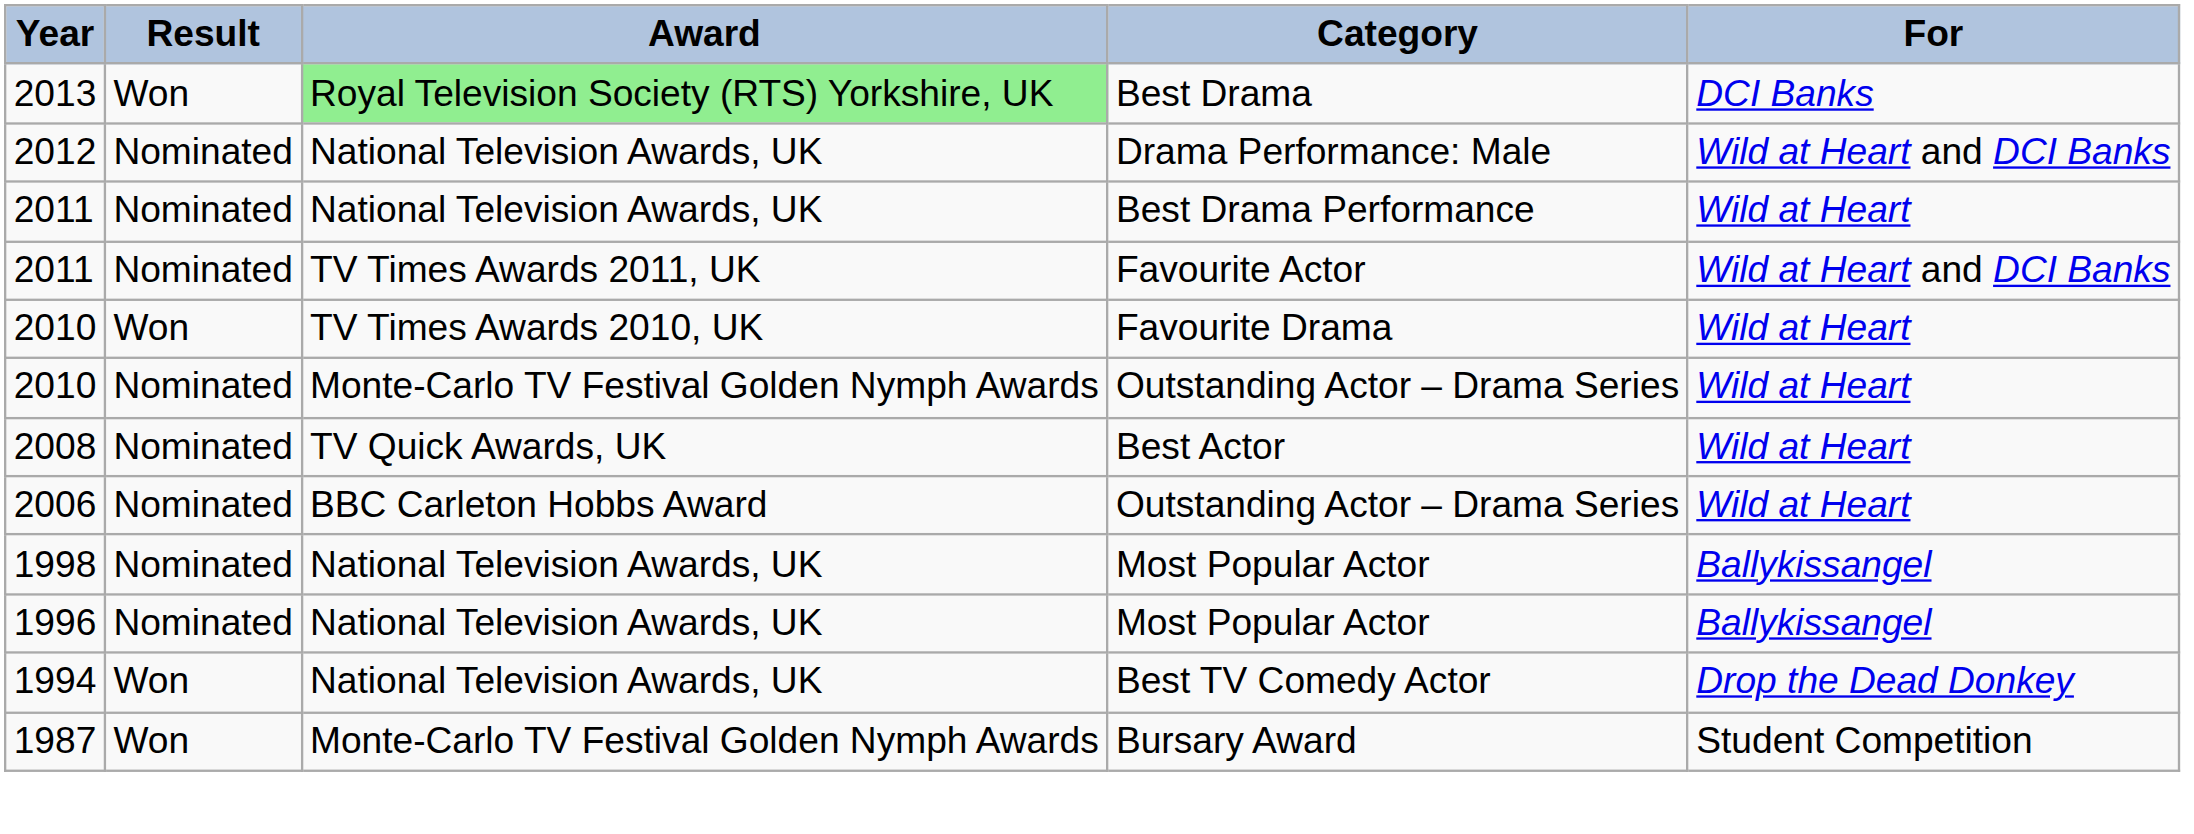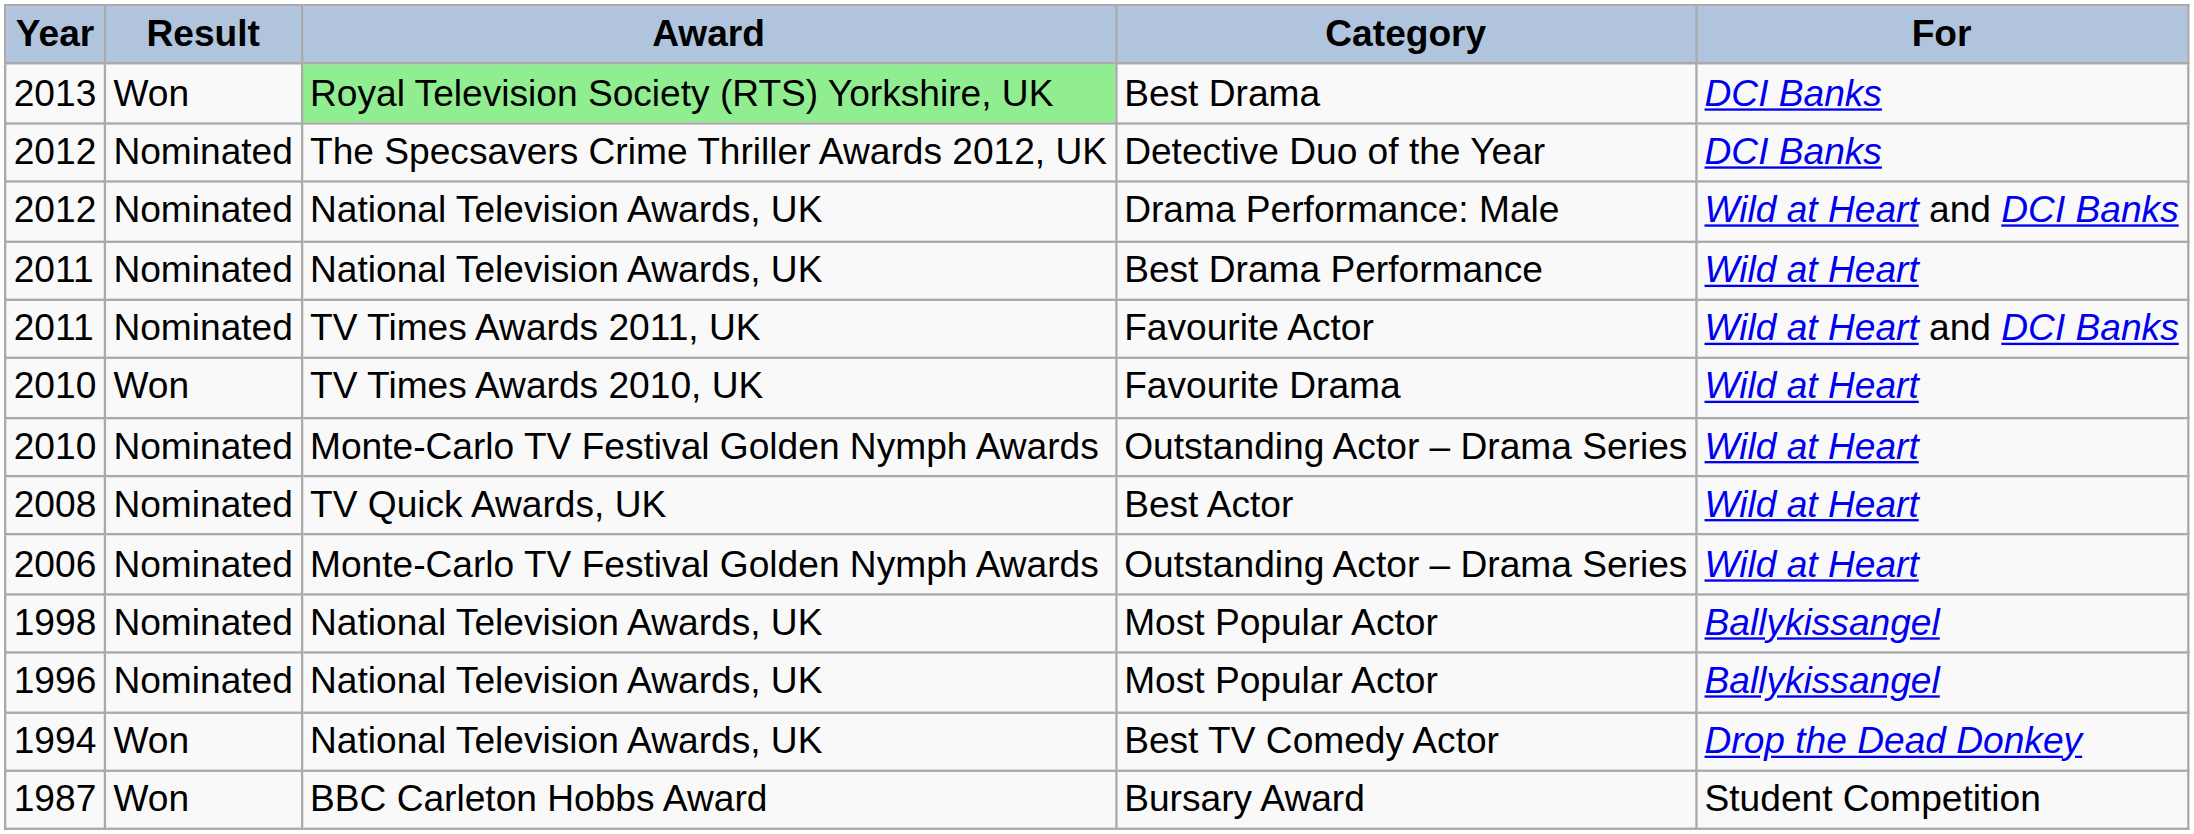+ row: (55, 151)
(539, 504) BBC Carleton Hobbs Award -> (704, 563) Monte-Carlo TV Festival Golden Nymph Awards
(704, 740) Monte-Carlo TV Festival Golden Nymph Awards -> (539, 799) BBC Carleton Hobbs Award
